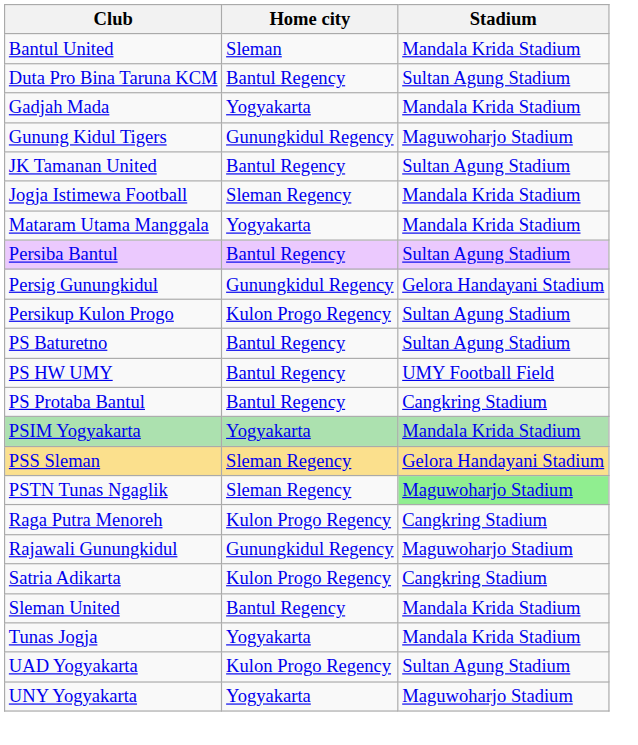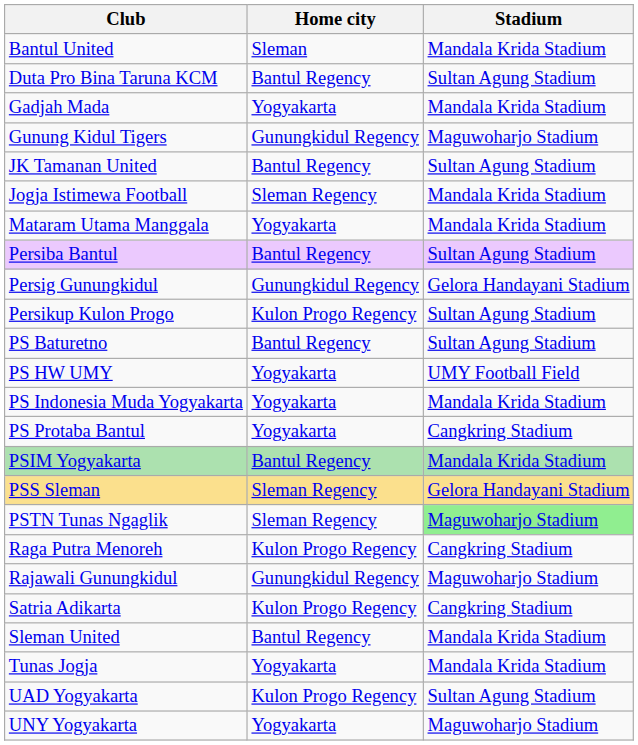(286, 372) Bantul Regency -> (294, 372) Yogyakarta
+ row: (126, 401)
(286, 401) Bantul Regency -> (294, 431) Yogyakarta
(268, 431) Yogyakarta -> (311, 460) Bantul Regency
